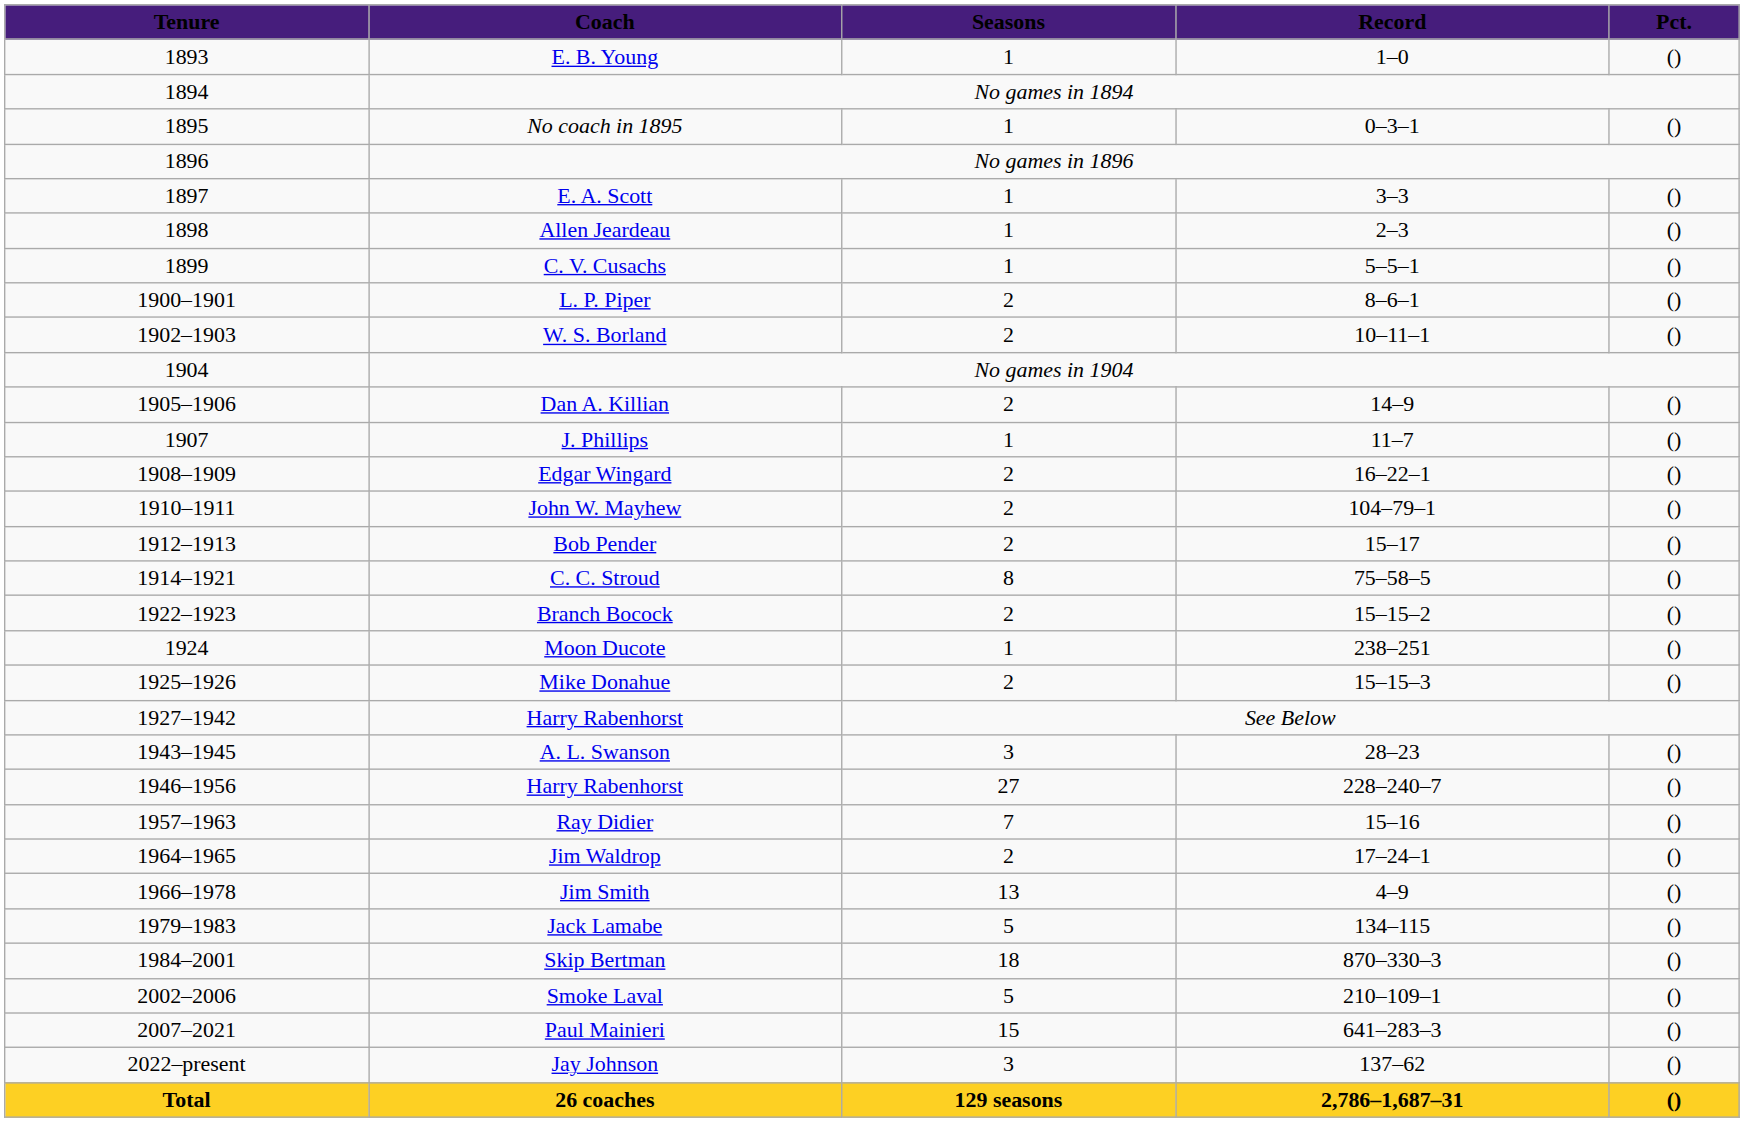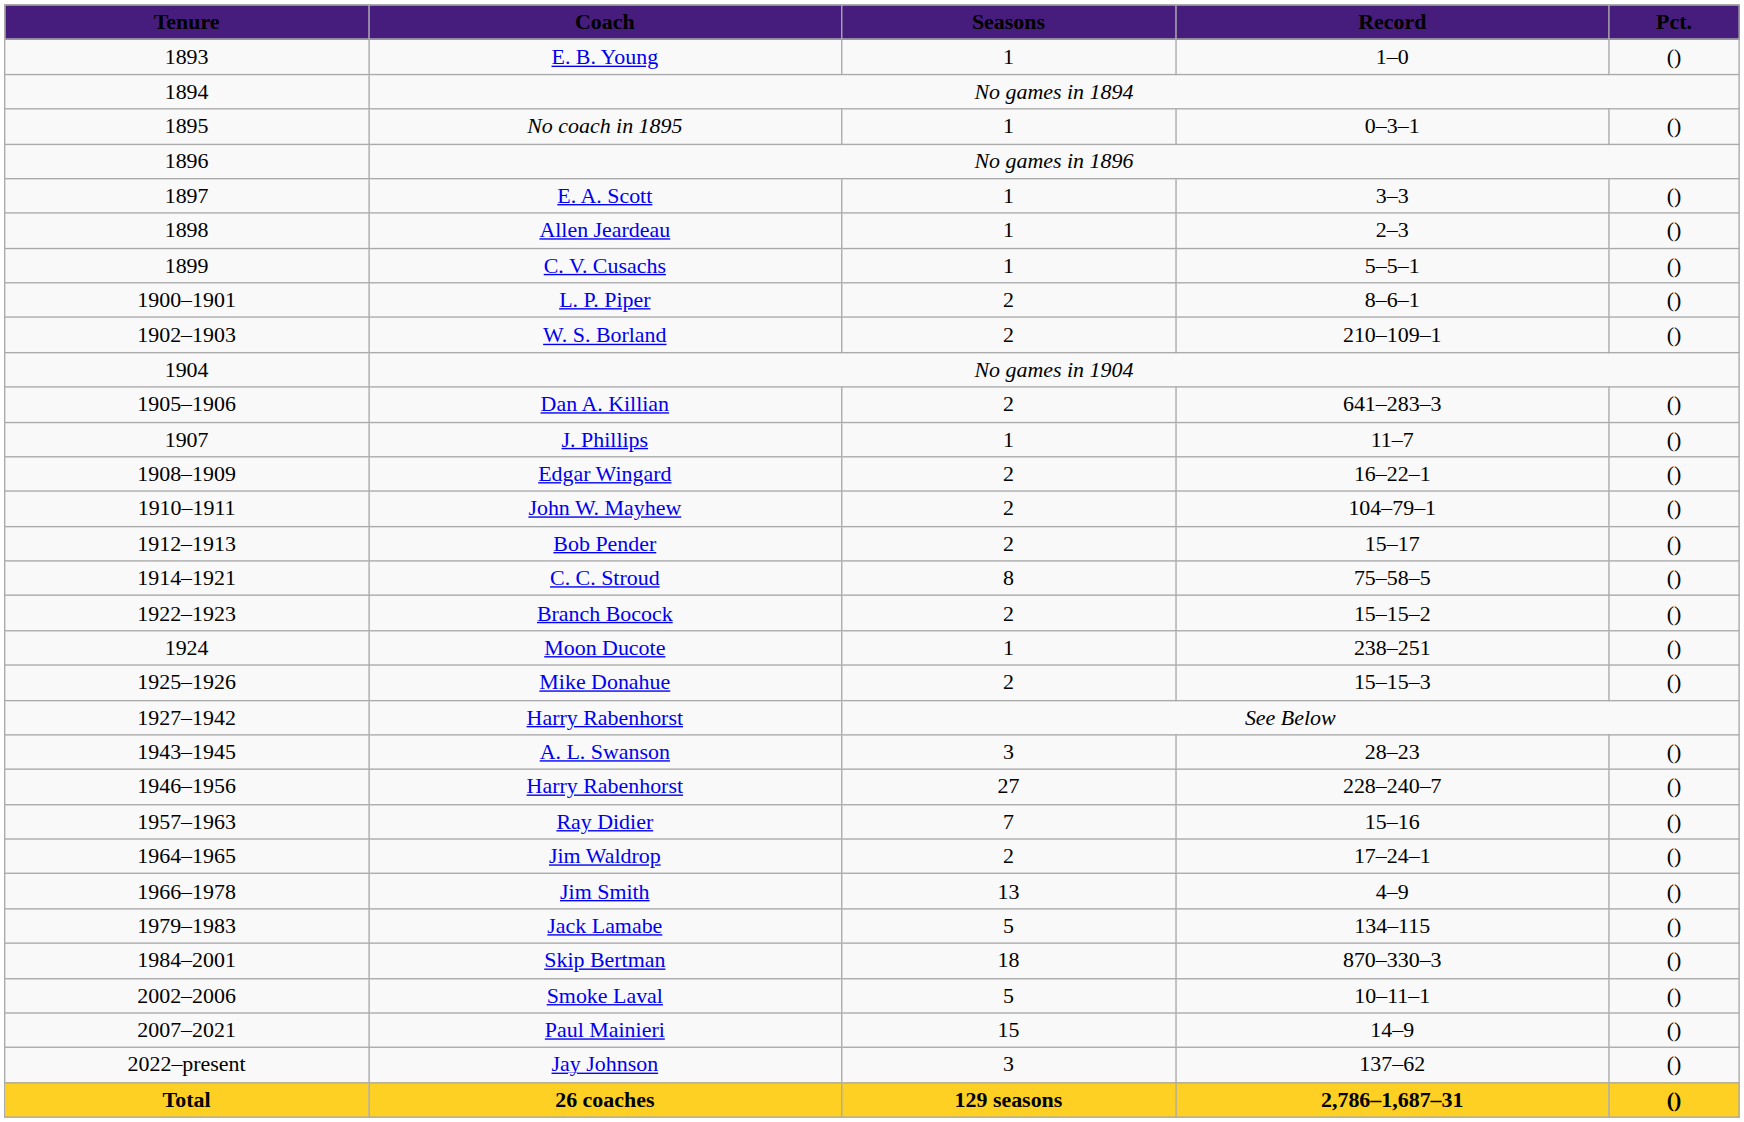(1392, 334) 10–11–1 -> (1392, 334) 210–109–1
(1392, 404) 14–9 -> (1392, 404) 641–283–3
(1392, 995) 210–109–1 -> (1392, 995) 10–11–1
(1392, 1030) 641–283–3 -> (1392, 1030) 14–9
